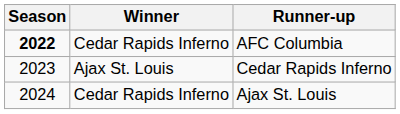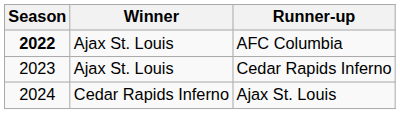(151, 43) Cedar Rapids Inferno -> (124, 43) Ajax St. Louis
